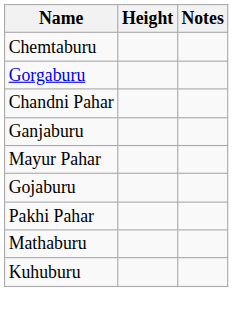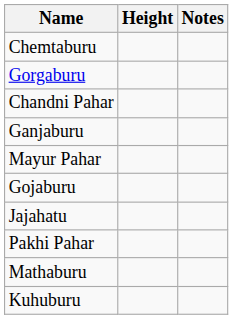+ row: (38, 215)
